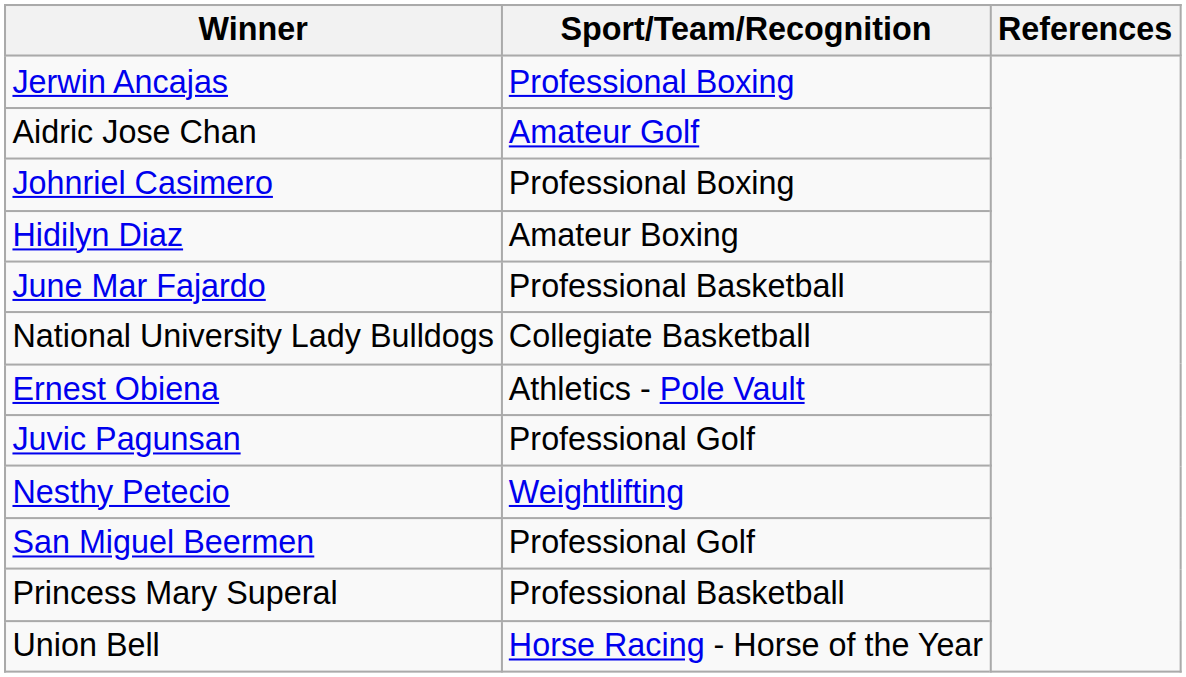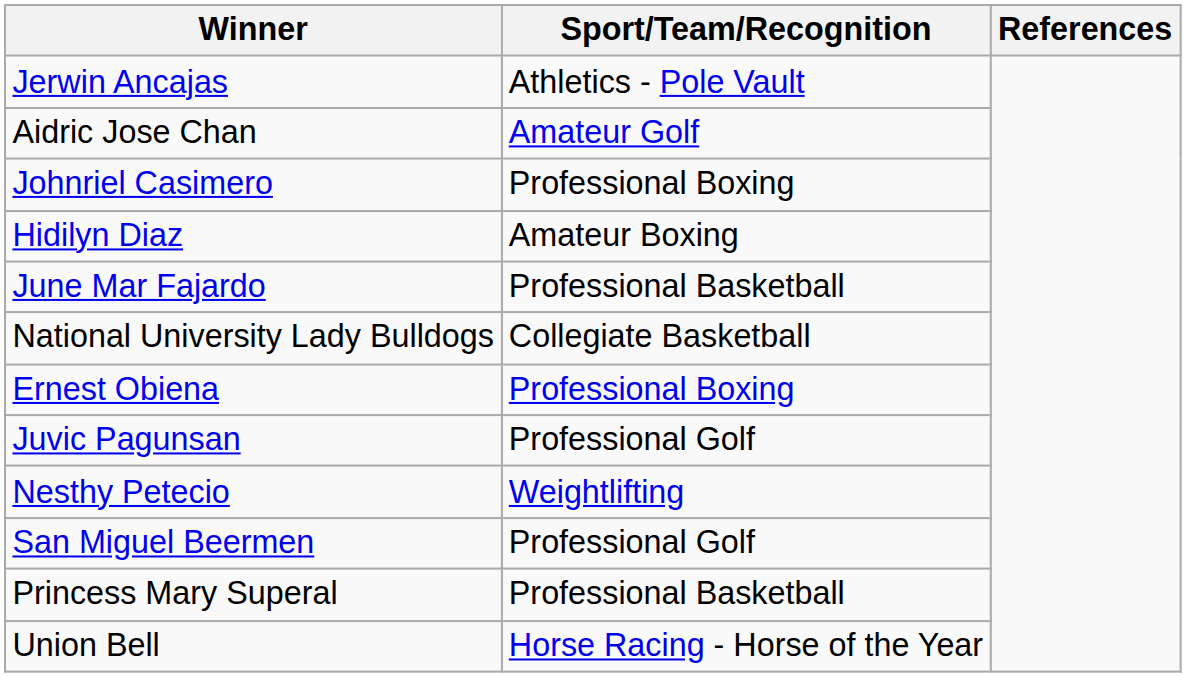(652, 81) Professional Boxing -> (657, 81) Athletics - Pole Vault
(657, 388) Athletics - Pole Vault -> (652, 388) Professional Boxing
